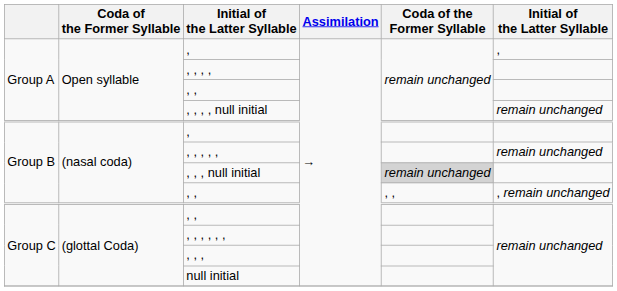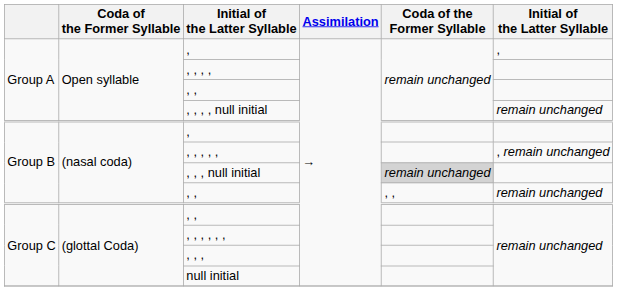(549, 152) remain unchanged -> (553, 152) , remain unchanged
(553, 193) , remain unchanged -> (549, 193) remain unchanged
